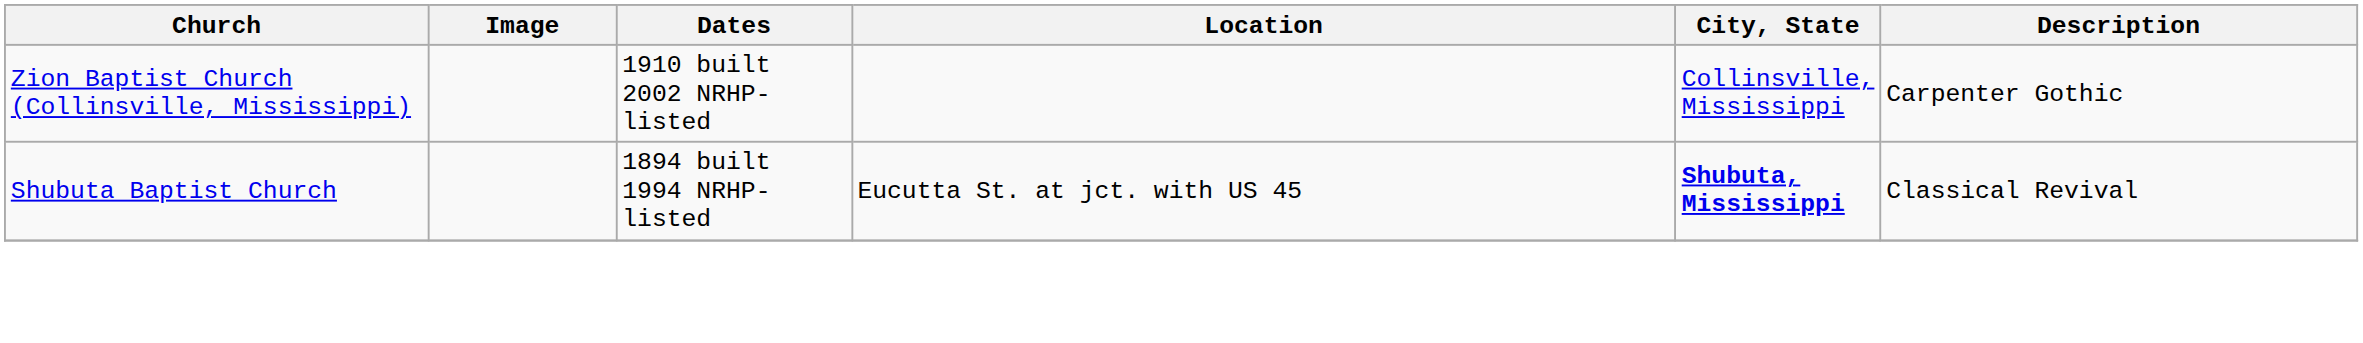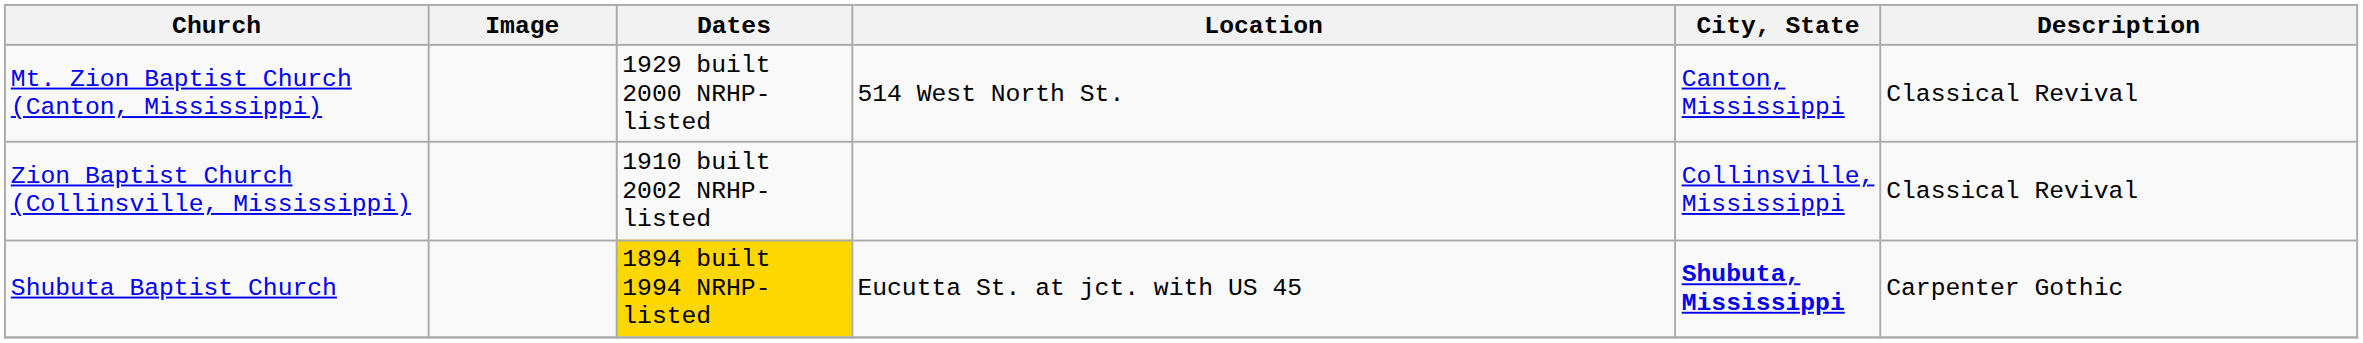+ row: (181, 94)
(2005, 94) Carpenter Gothic -> (2012, 191) Classical Revival
(696, 191) no background -> (696, 288) gold background
(2012, 191) Classical Revival -> (2005, 288) Carpenter Gothic
